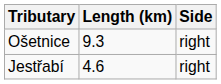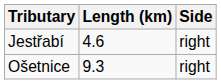rows swapped: (39, 41) <-> (36, 66)
